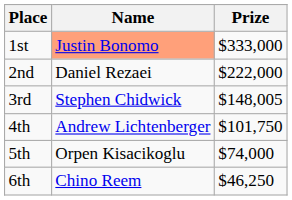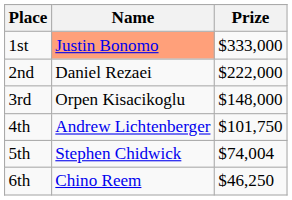(118, 99) Stephen Chidwick -> (120, 99) Orpen Kisacikoglu
(250, 99) $148,005 -> (250, 99) $148,000
(120, 153) Orpen Kisacikoglu -> (118, 153) Stephen Chidwick
(246, 153) $74,000 -> (246, 153) $74,004
